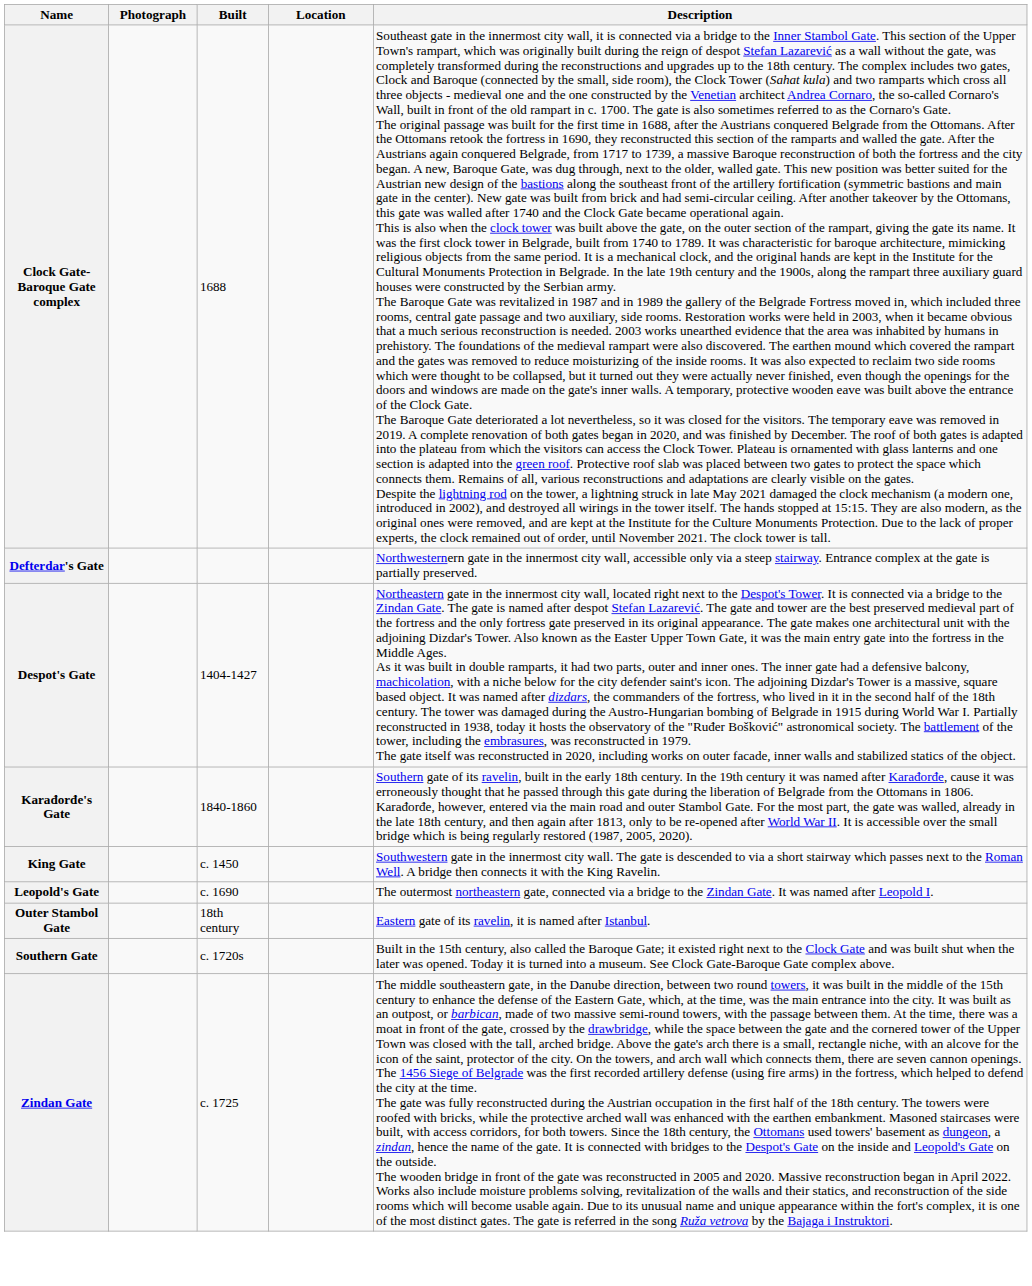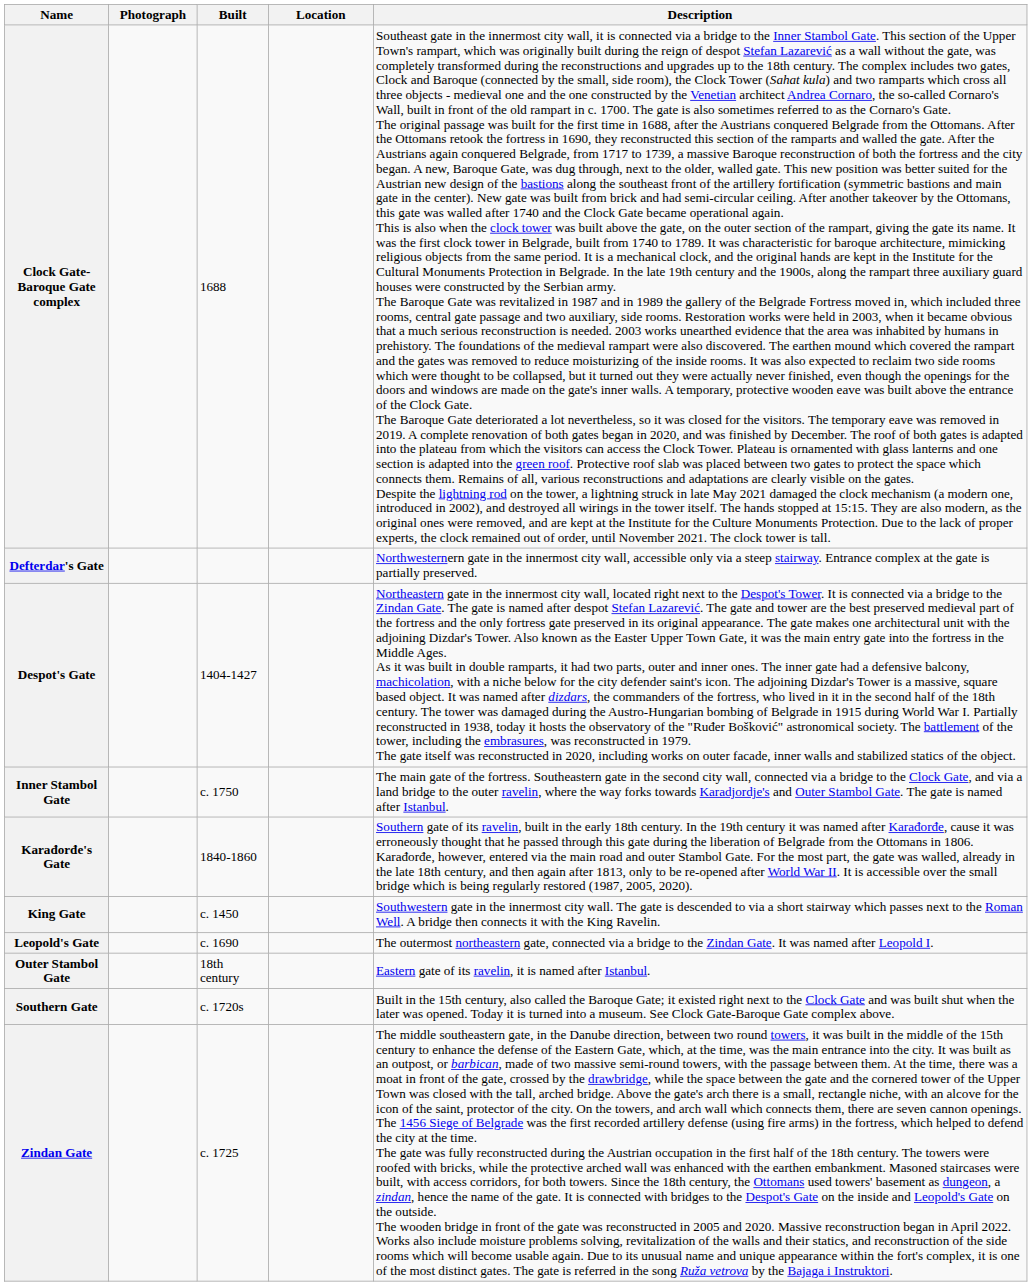+ row: (57, 791)
